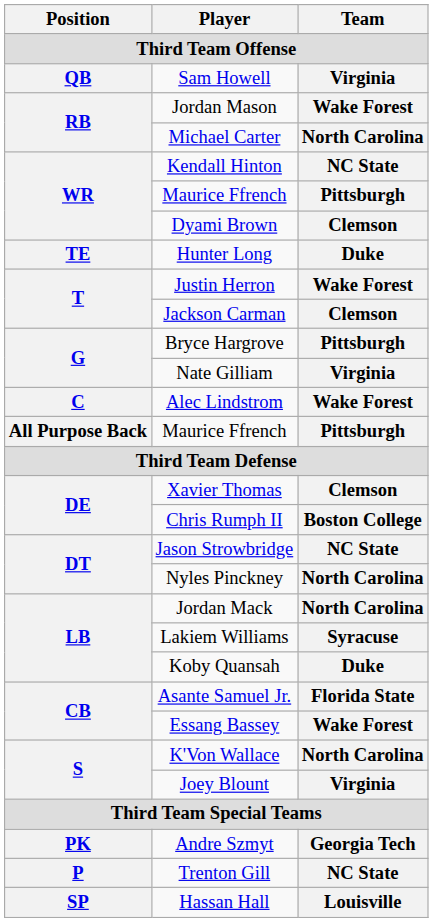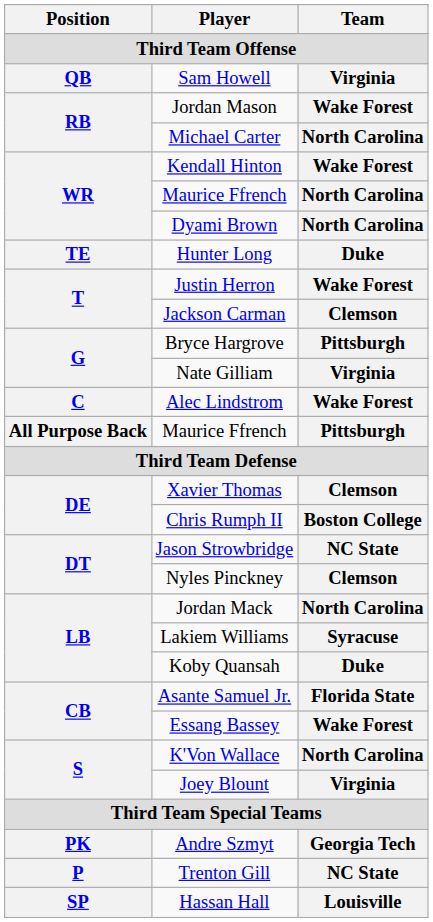(363, 166) NC State -> (363, 166) Wake Forest
(363, 195) Pittsburgh -> (363, 195) North Carolina
(363, 225) Clemson -> (363, 225) North Carolina
(363, 578) North Carolina -> (363, 578) Clemson
